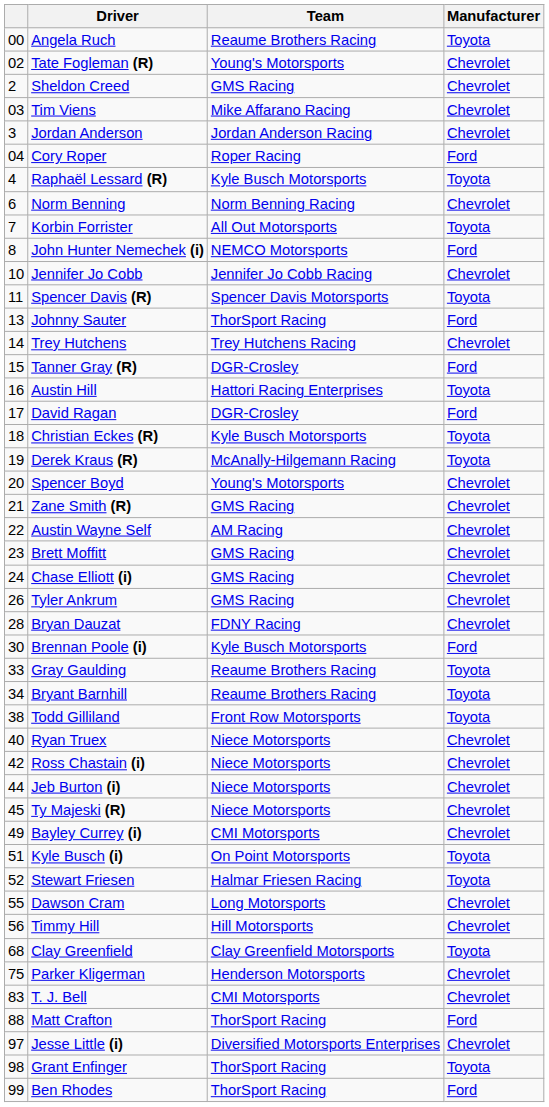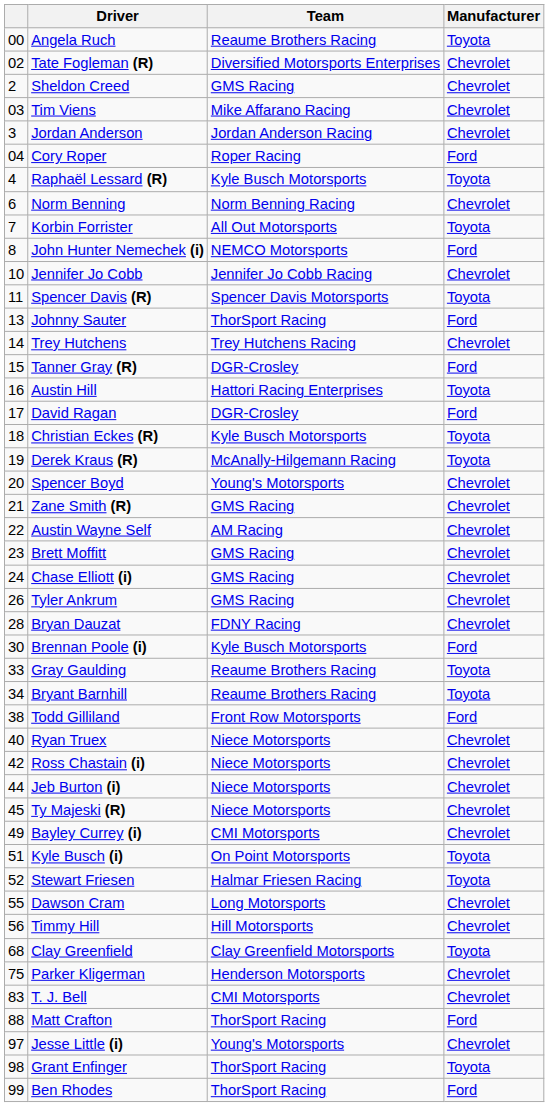(277, 63) Young's Motorsports -> (325, 63) Diversified Motorsports Enterprises
(469, 717) Toyota -> (462, 717) Ford
(325, 1043) Diversified Motorsports Enterprises -> (277, 1043) Young's Motorsports
